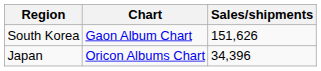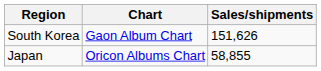(231, 55) 34,396 -> (231, 55) 58,855
